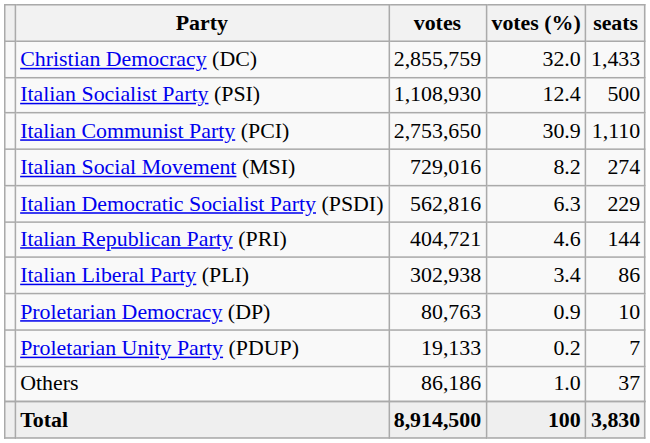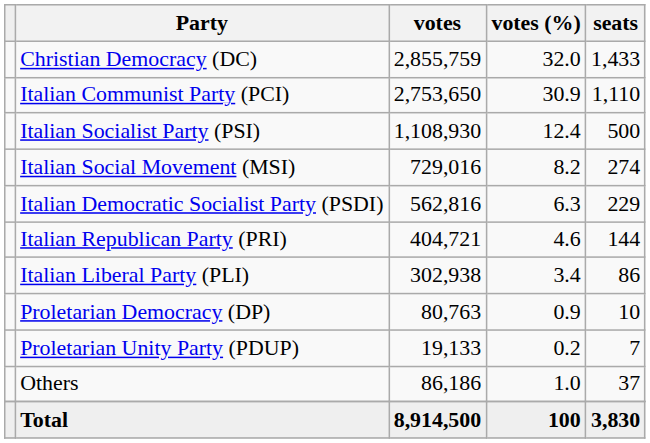rows swapped: (155, 131) <-> (140, 95)
